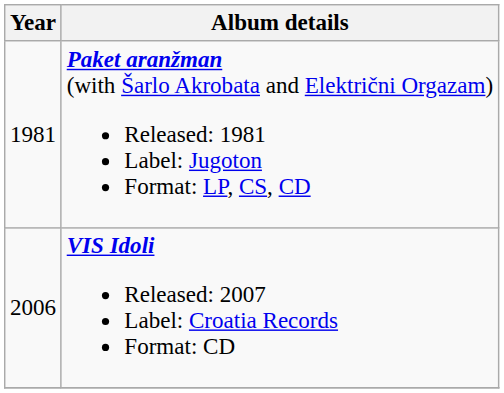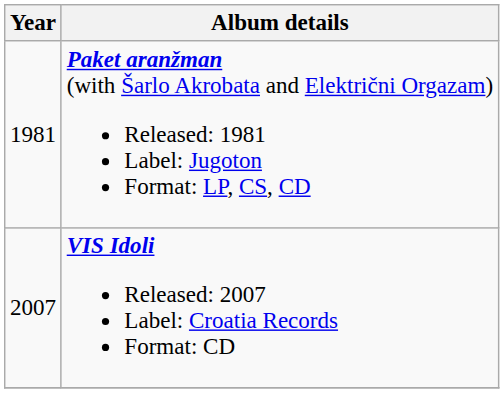(33, 307) 2006 -> (33, 307) 2007
